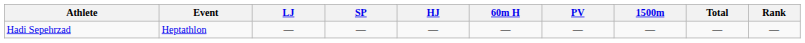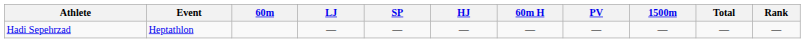+ column: (265, 13)
